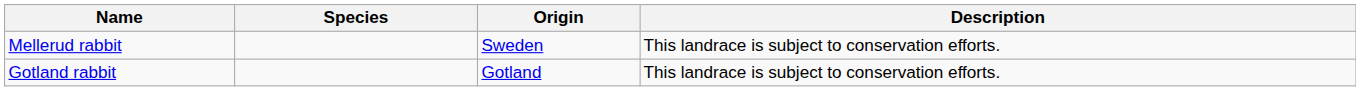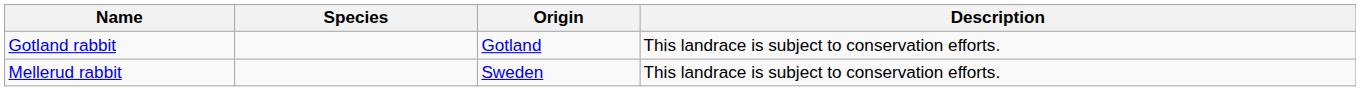rows swapped: (62, 72) <-> (65, 45)
